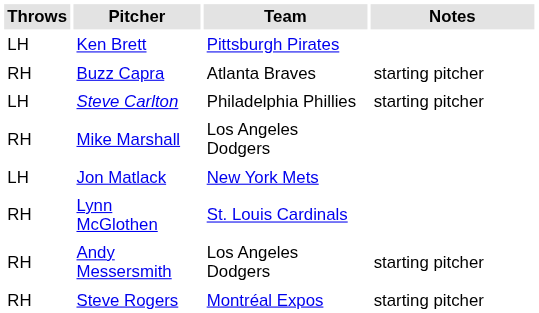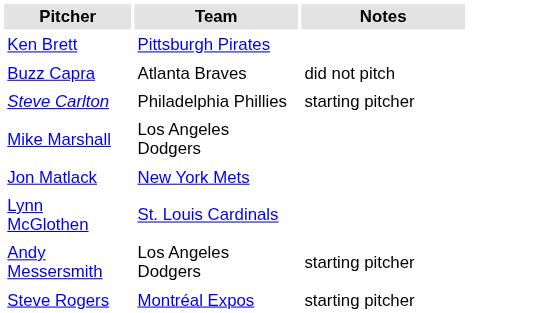- column: (37, 16)
(429, 73) starting pitcher -> (350, 73) did not pitch
